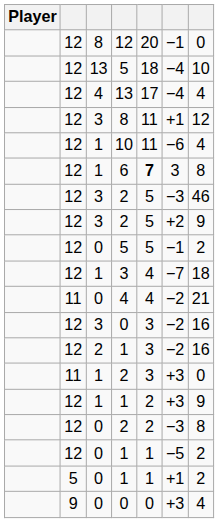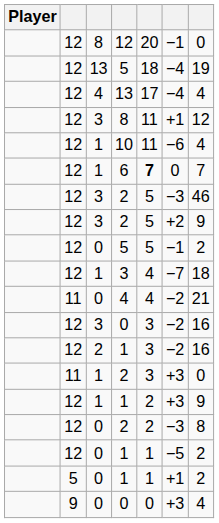(201, 68) 10 -> (201, 68) 19
(175, 171) 3 -> (175, 171) 0
(201, 171) 8 -> (201, 171) 7
